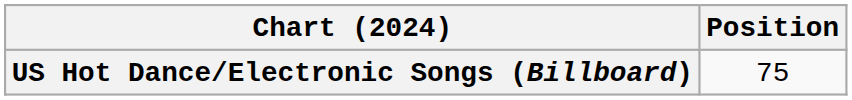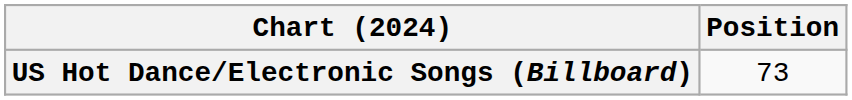(773, 73) 75 -> (773, 73) 73
